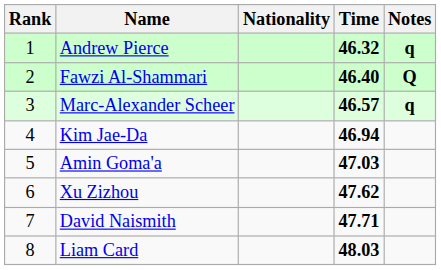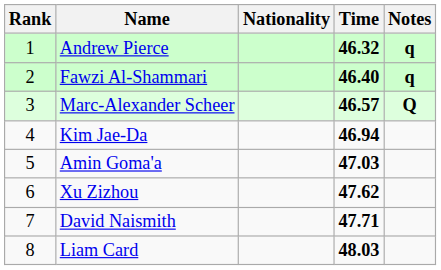(410, 76) Q -> (410, 76) q
(410, 105) q -> (410, 105) Q
